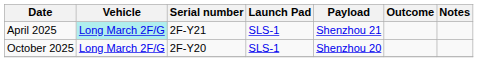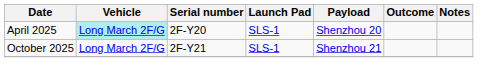(188, 30) 2F-Y21 -> (188, 30) 2F-Y20
(349, 30) Shenzhou 21 -> (349, 30) Shenzhou 20
(188, 48) 2F-Y20 -> (188, 48) 2F-Y21
(349, 48) Shenzhou 20 -> (349, 48) Shenzhou 21
